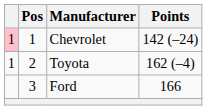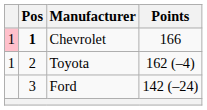(32, 40) normal -> (32, 40) bold
(170, 40) 142 (–24) -> (170, 40) 166
(170, 87) 166 -> (170, 87) 142 (–24)
